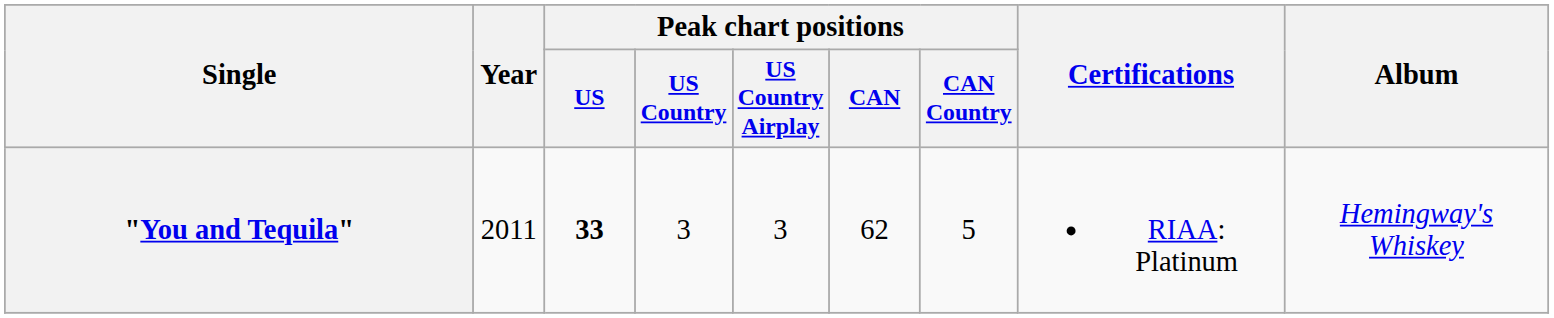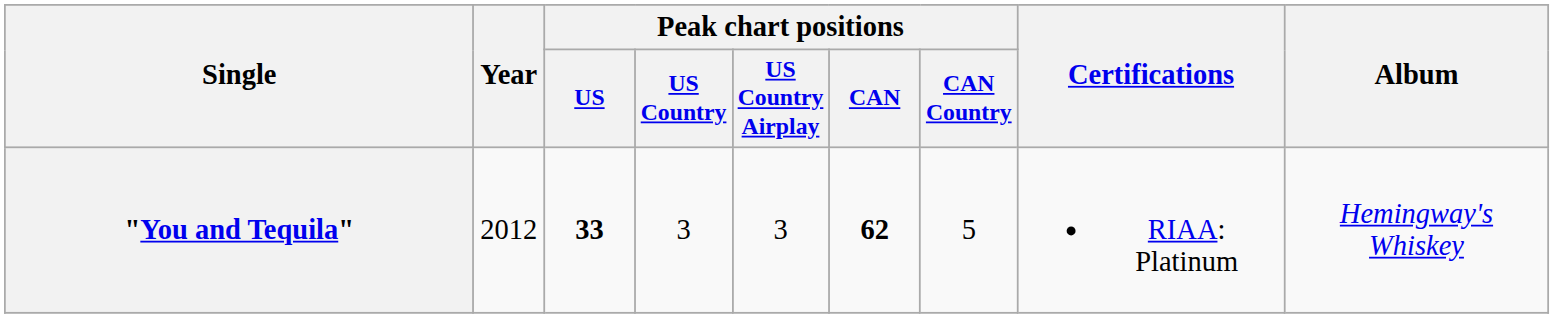(509, 229) 2011 -> (509, 229) 2012
(875, 229) normal -> (875, 229) bold
